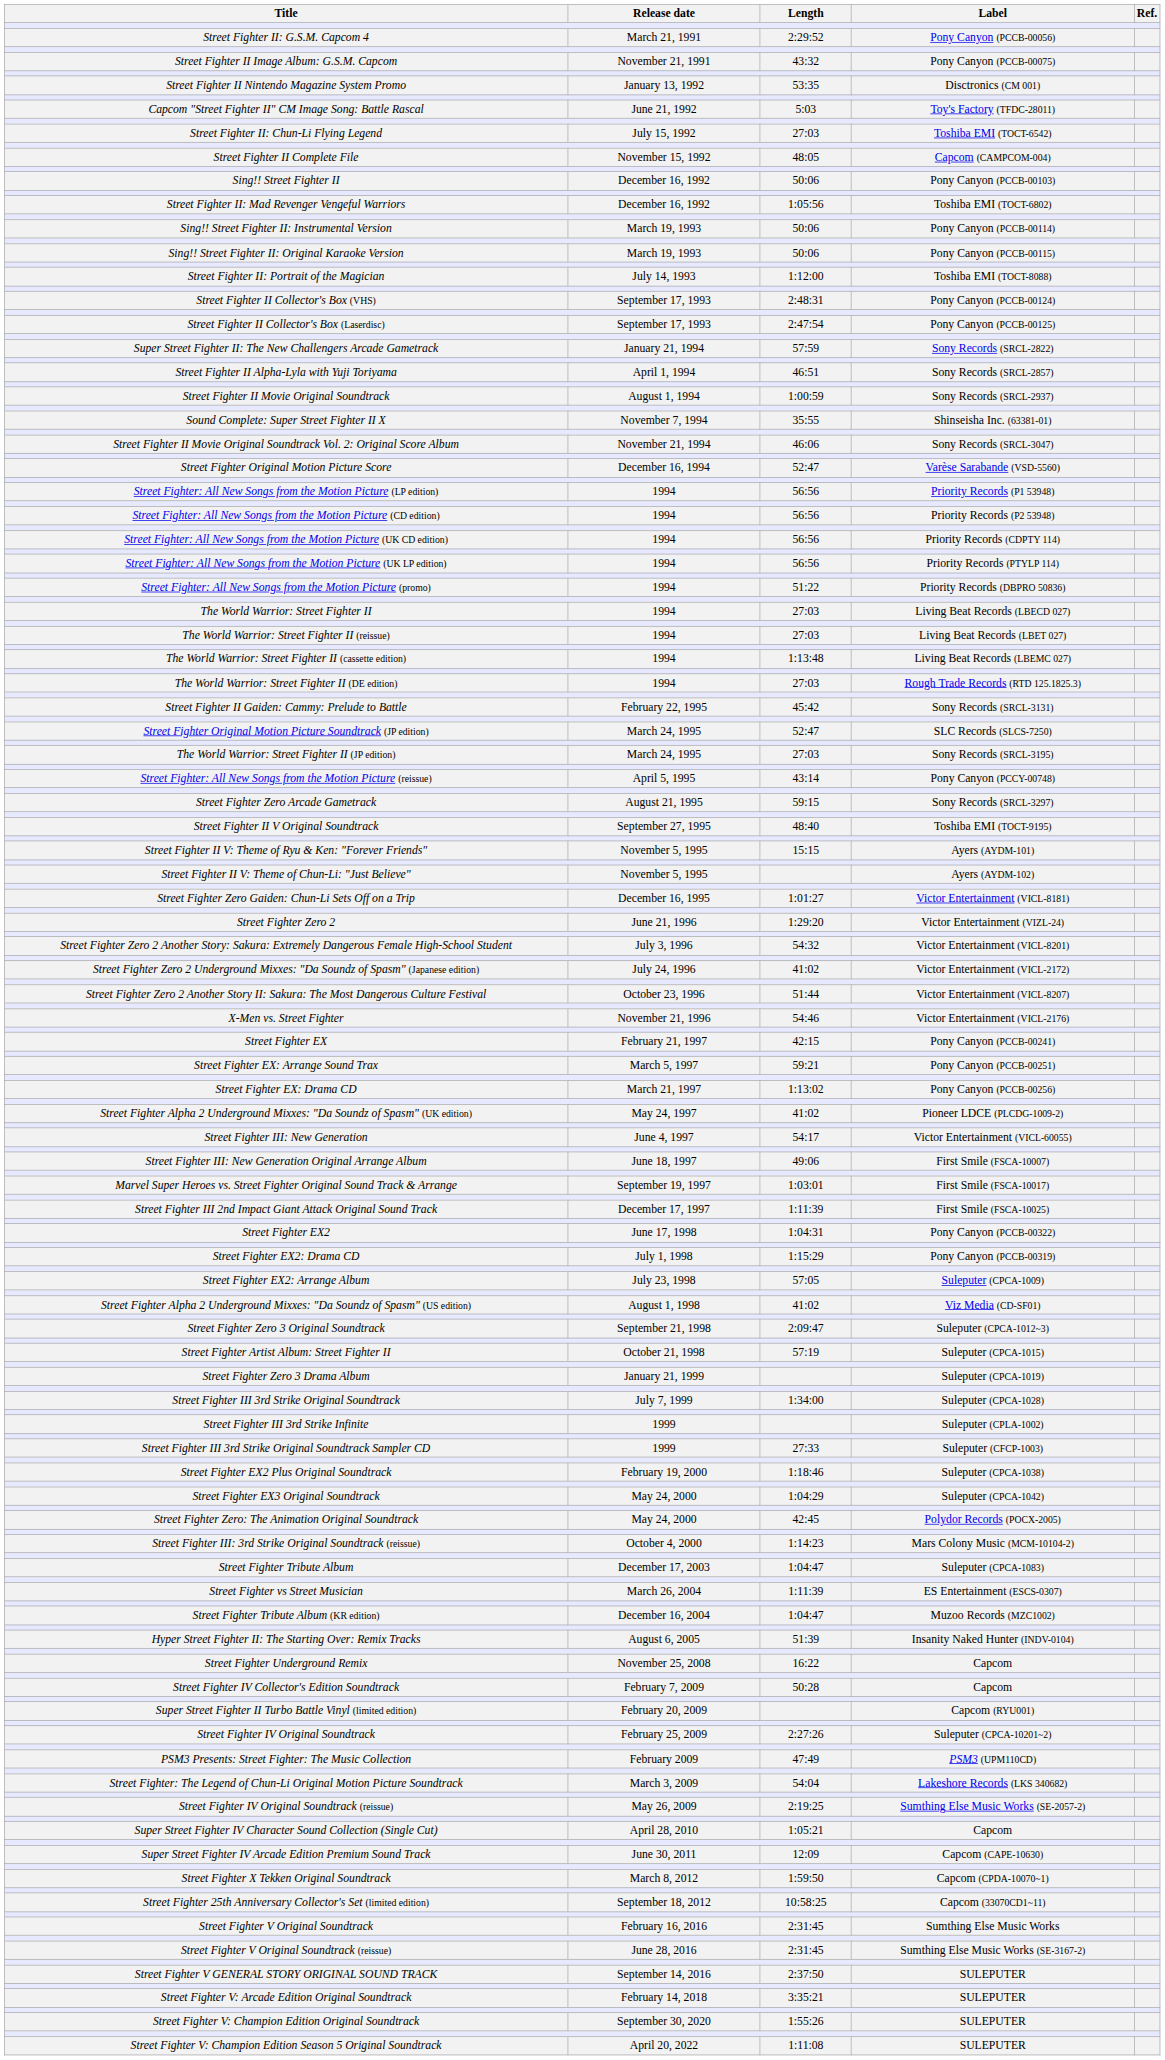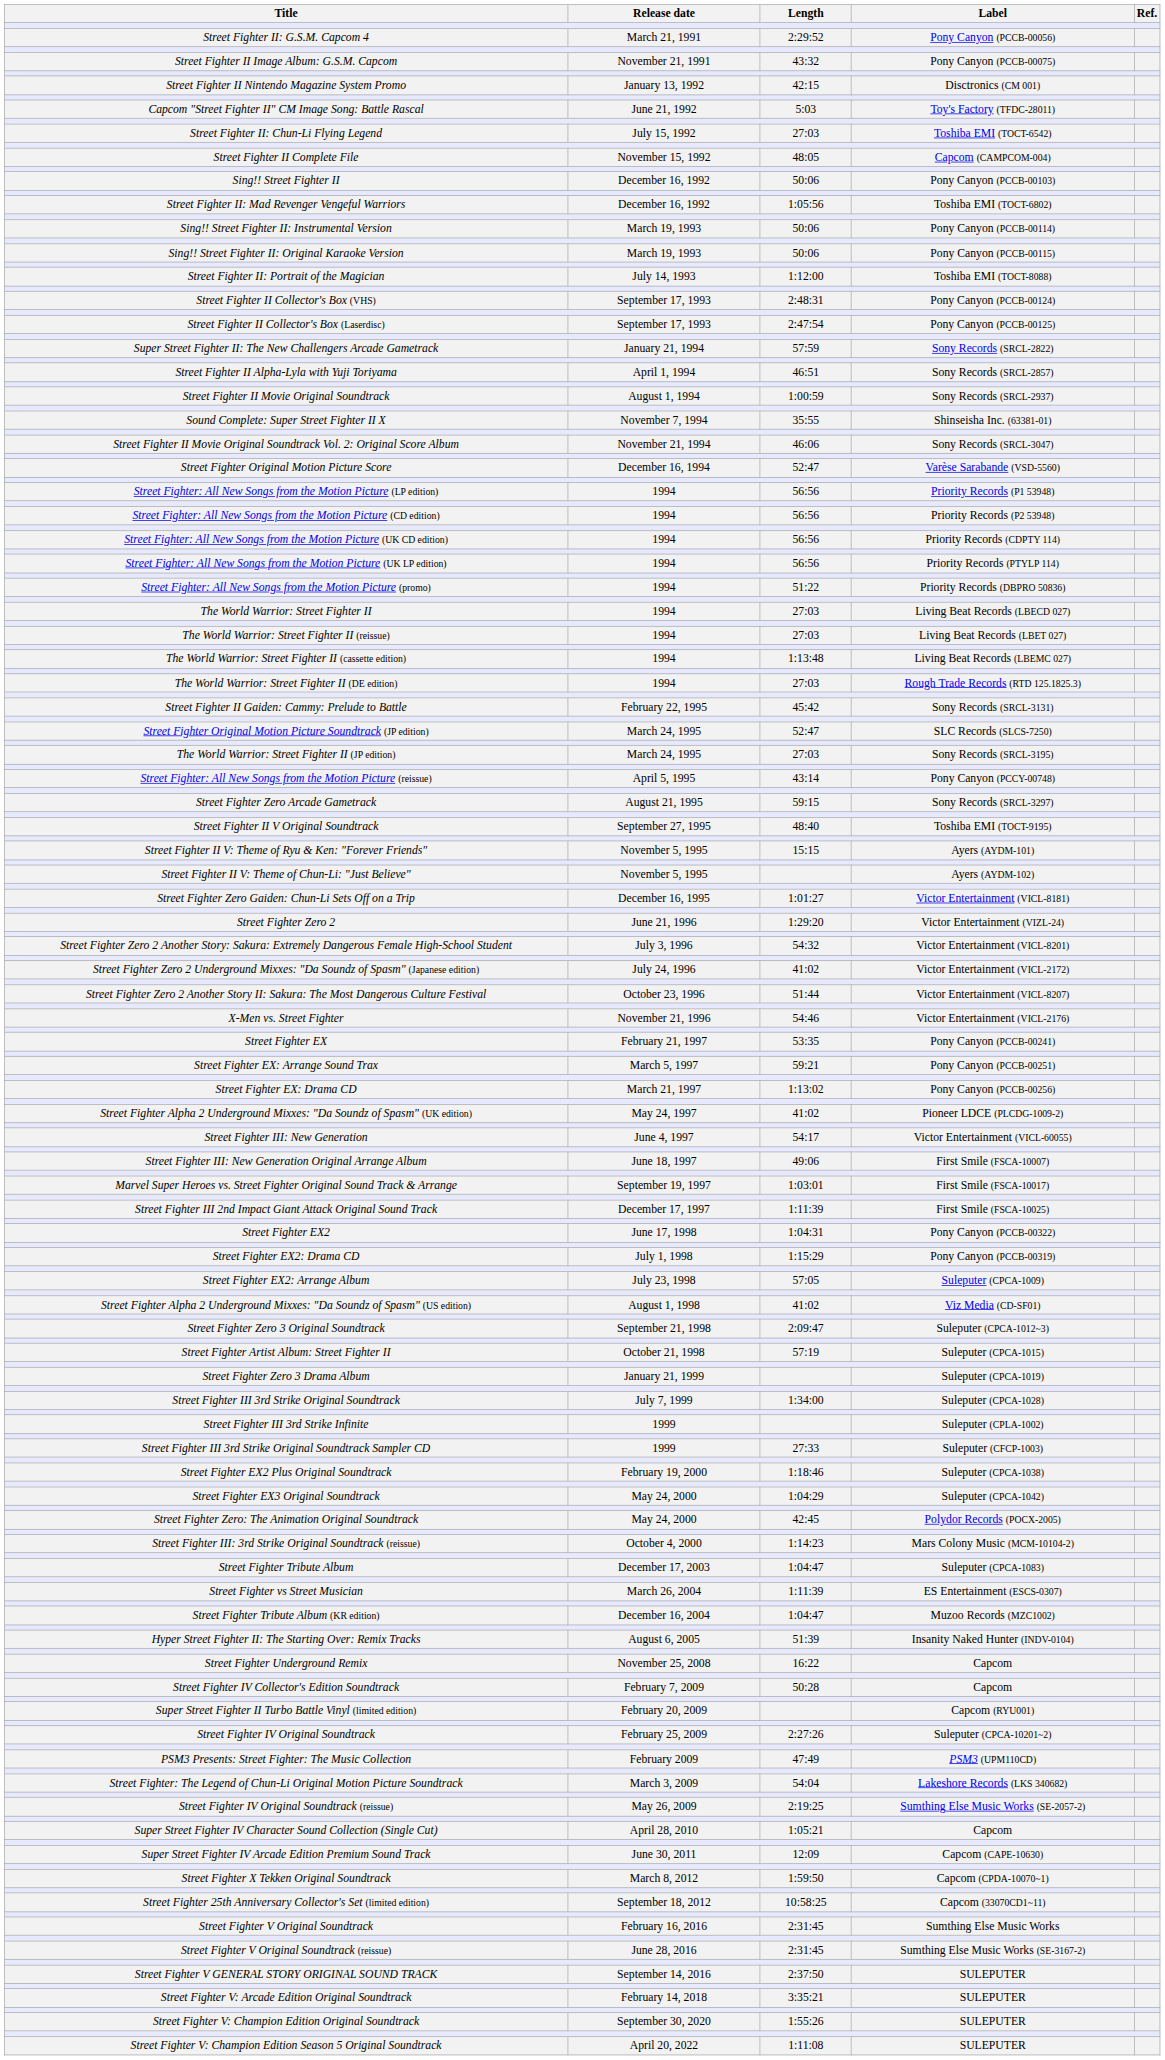(806, 85) 53:35 -> (806, 85) 42:15
(806, 1041) 42:15 -> (806, 1041) 53:35
